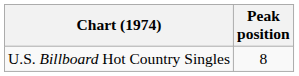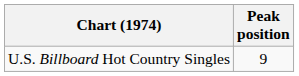(263, 58) 8 -> (263, 58) 9
